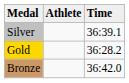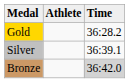rows swapped: (19, 50) <-> (21, 31)
(104, 68) no background -> (104, 68) lightgrey background
